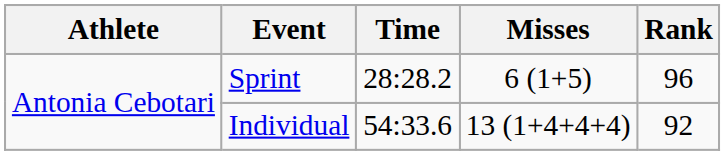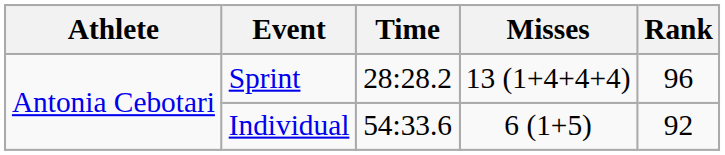(548, 77) 6 (1+5) -> (548, 77) 13 (1+4+4+4)
(548, 126) 13 (1+4+4+4) -> (548, 126) 6 (1+5)
